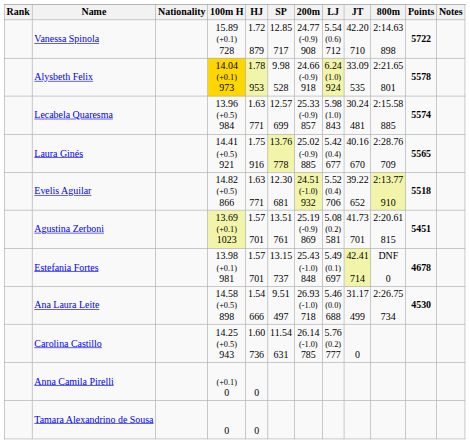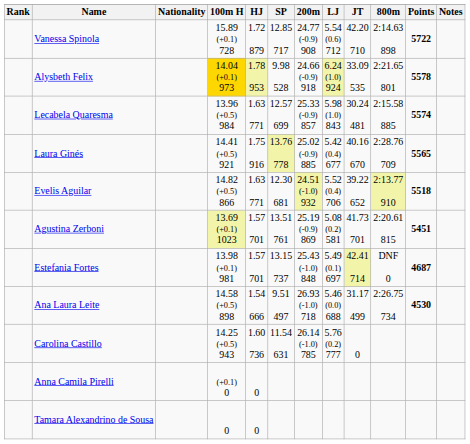(421, 267) 4678 -> (421, 267) 4687
